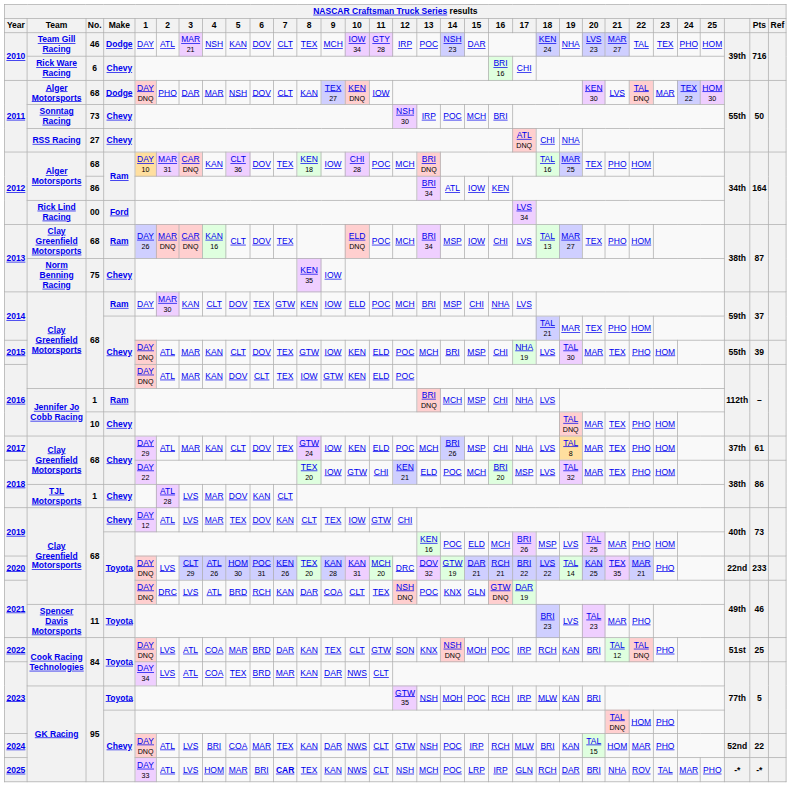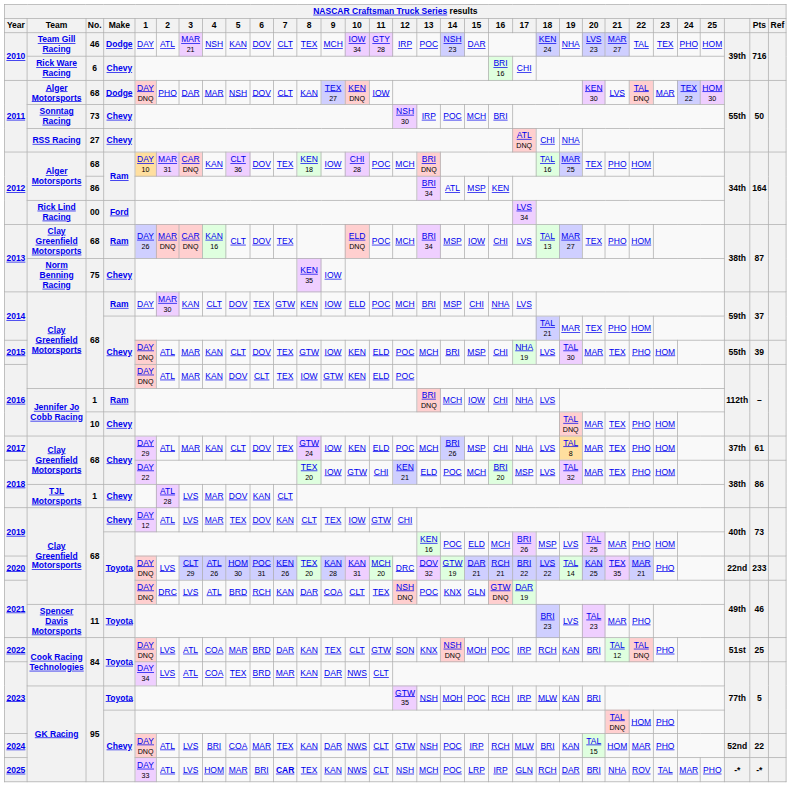(477, 188) IOW -> (477, 188) MSP
(477, 400) MSP -> (477, 400) IOW
